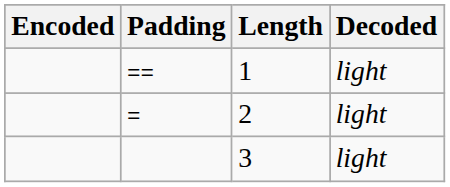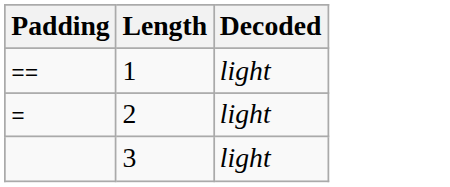- column: (63, 26)
